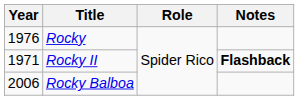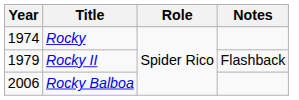(24, 38) 1976 -> (24, 38) 1974
(24, 60) 1971 -> (24, 60) 1979
(255, 60) bold -> (253, 60) normal
